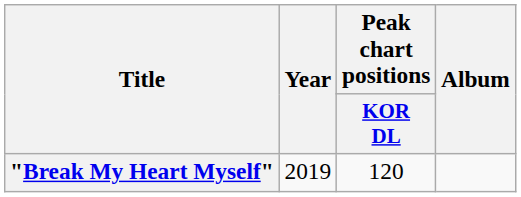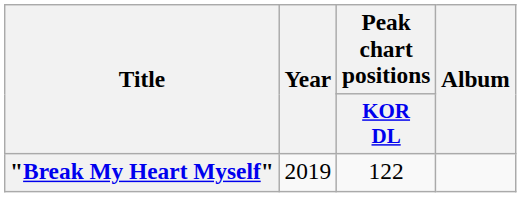(386, 172) 120 -> (386, 172) 122
